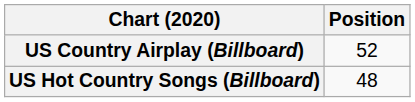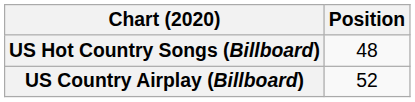rows swapped: (164, 50) <-> (164, 81)
